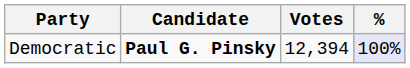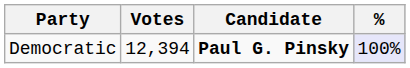columns swapped: (201, 19) <-> (317, 19)
